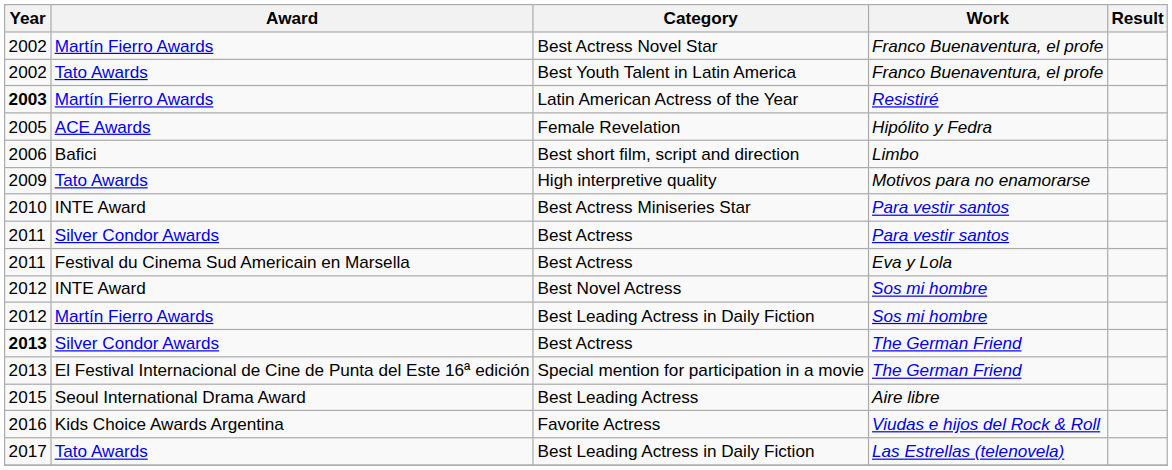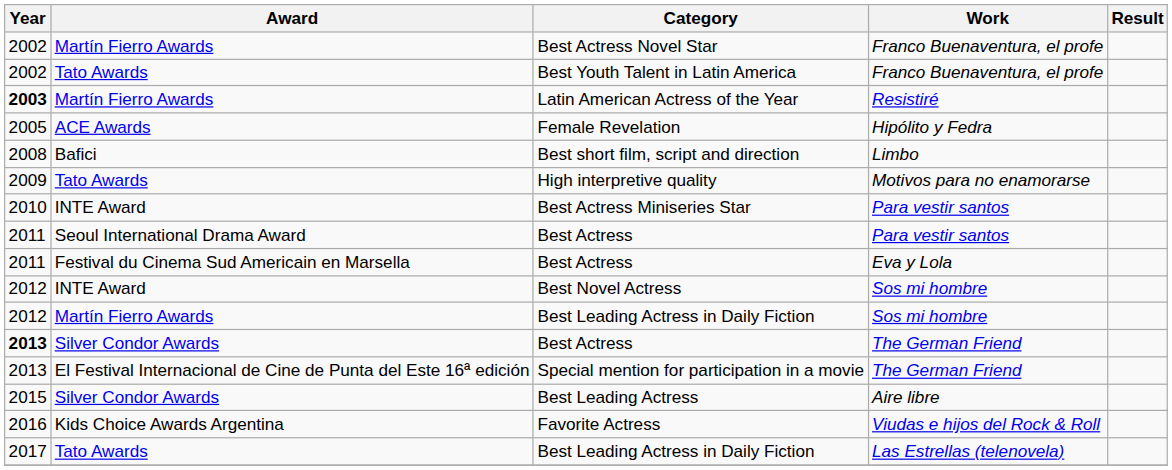(28, 154) 2006 -> (28, 154) 2008
(137, 235) Silver Condor Awards -> (180, 235) Seoul International Drama Award
(180, 398) Seoul International Drama Award -> (137, 398) Silver Condor Awards
